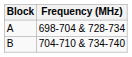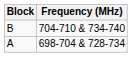rows swapped: (10, 28) <-> (10, 44)
